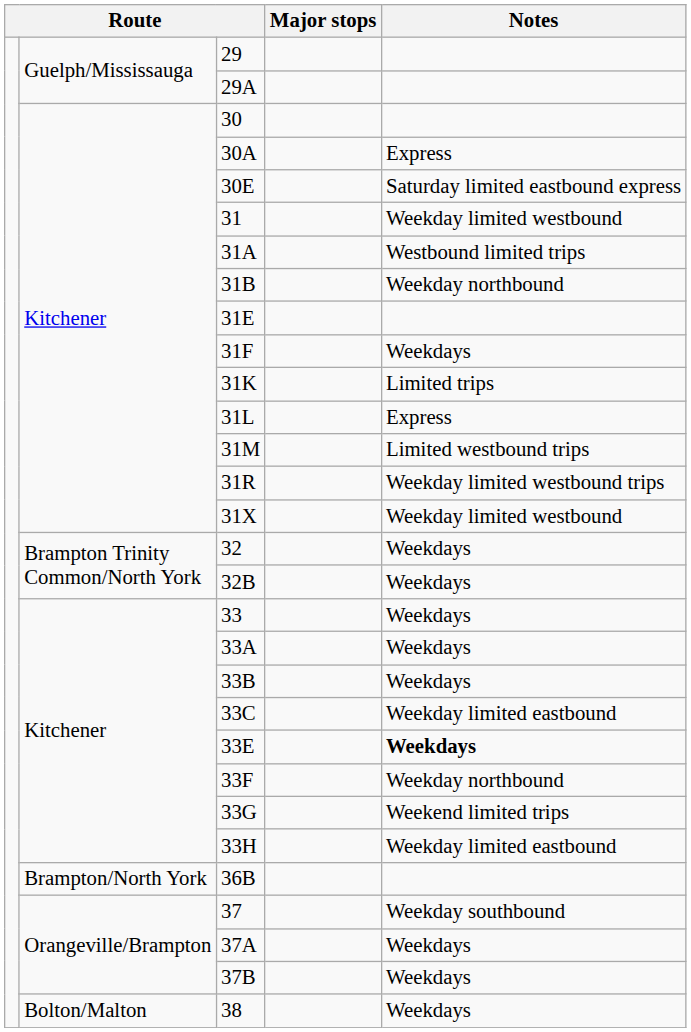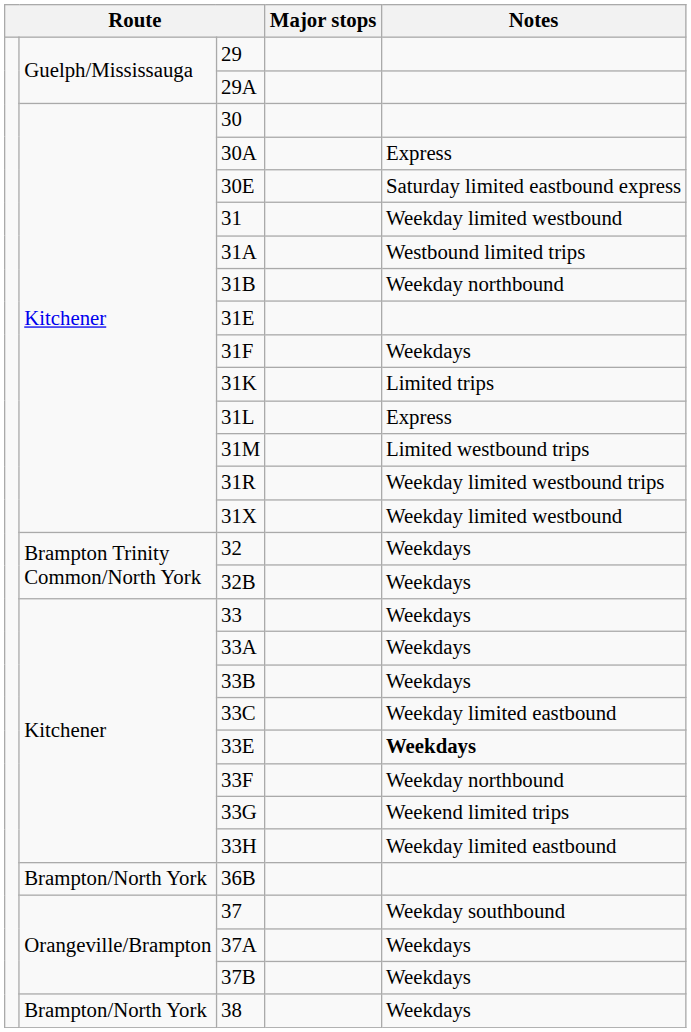(85, 1010) Bolton/Malton -> (116, 1010) Brampton/North York
